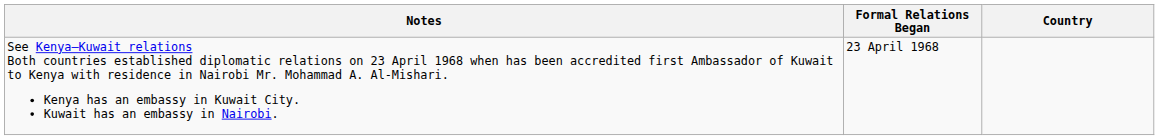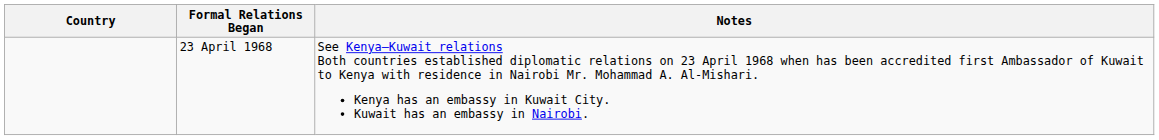columns swapped: (1068, 21) <-> (424, 21)
